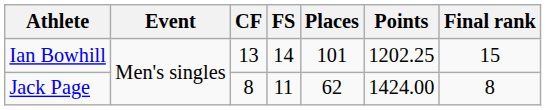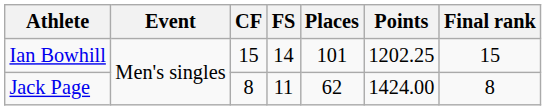(249, 55) 13 -> (249, 55) 15
